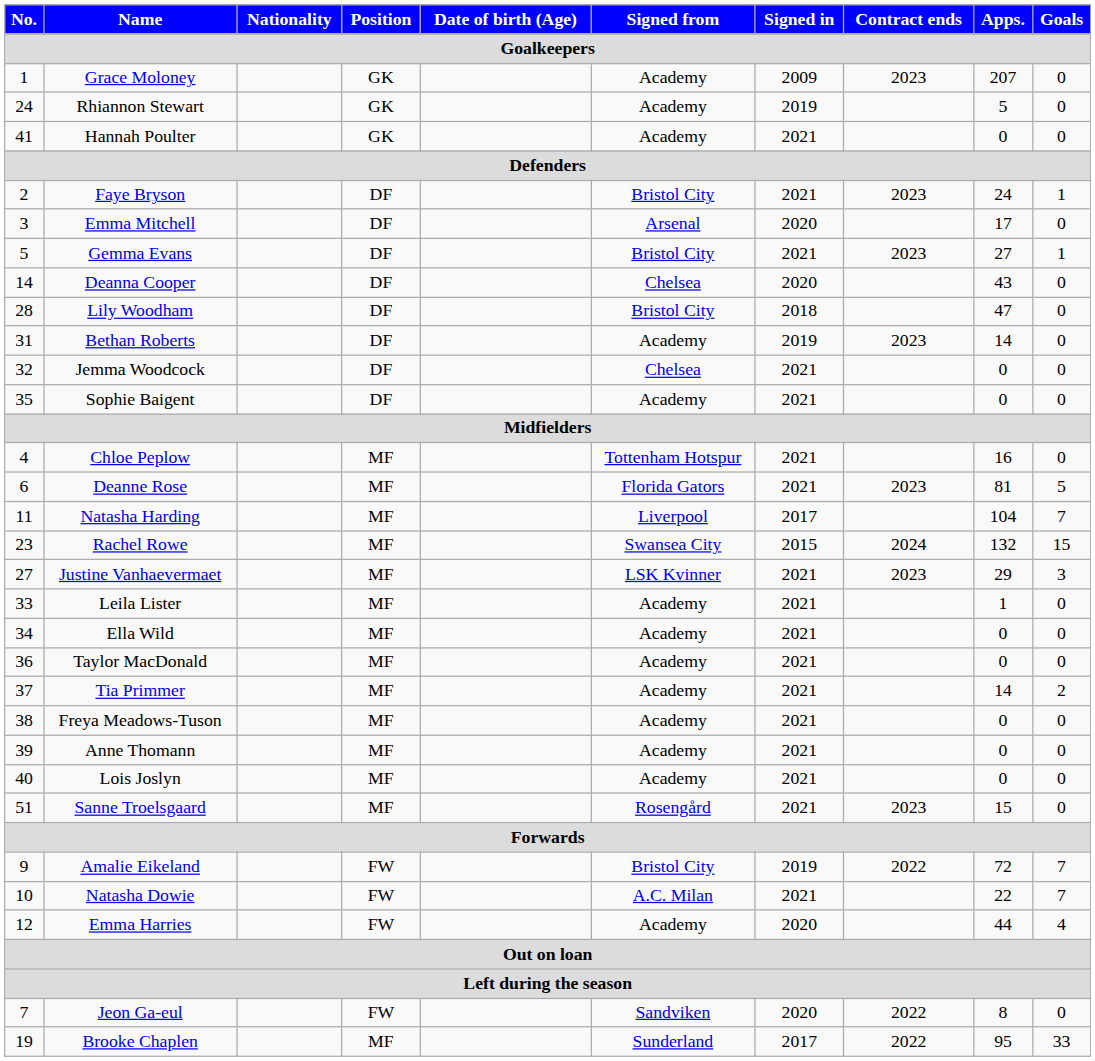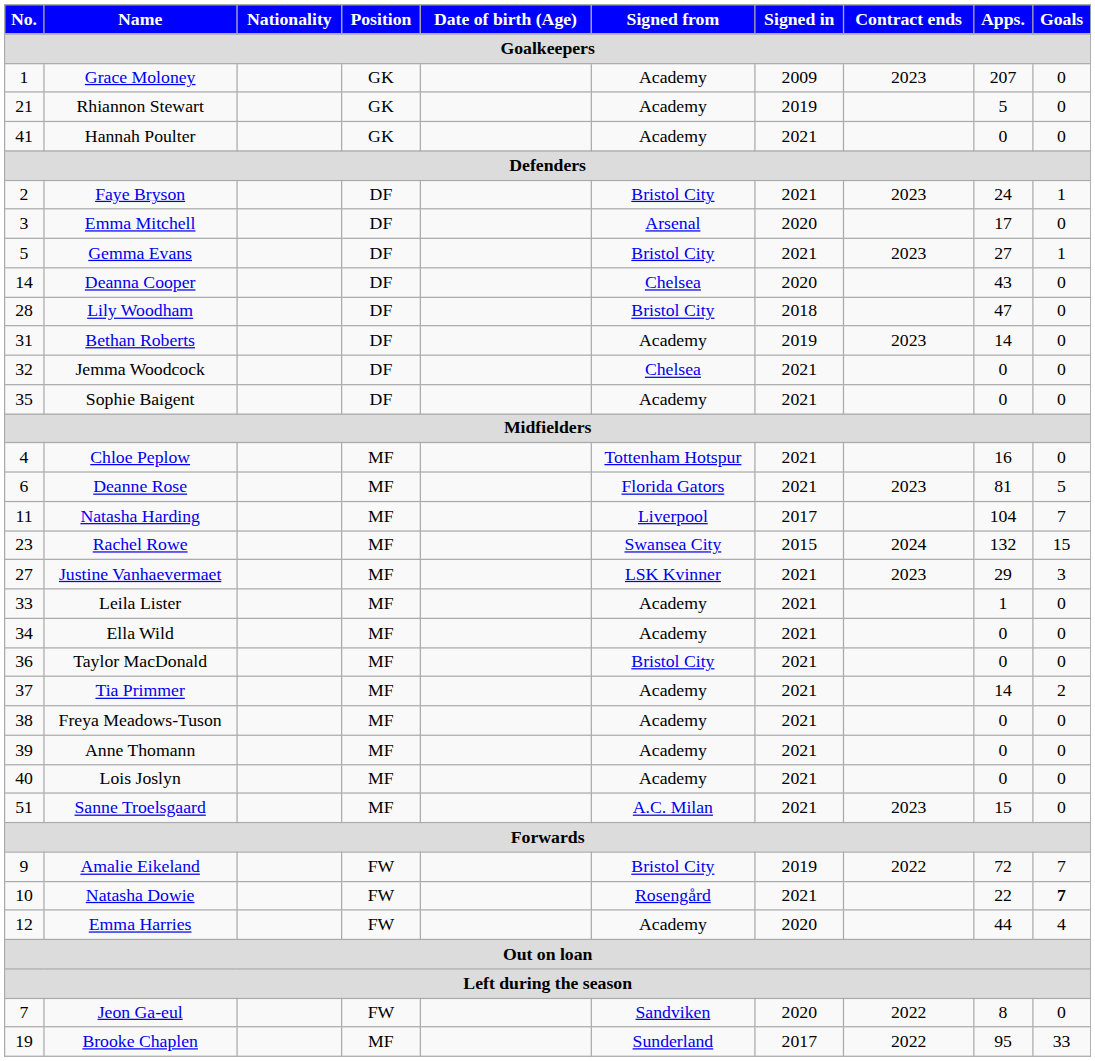(24, 107) 24 -> (24, 107) 21
(673, 662) Academy -> (673, 662) Bristol City
(673, 808) Rosengård -> (673, 808) A.C. Milan
(673, 895) A.C. Milan -> (673, 895) Rosengård
(1062, 895) normal -> (1062, 895) bold
